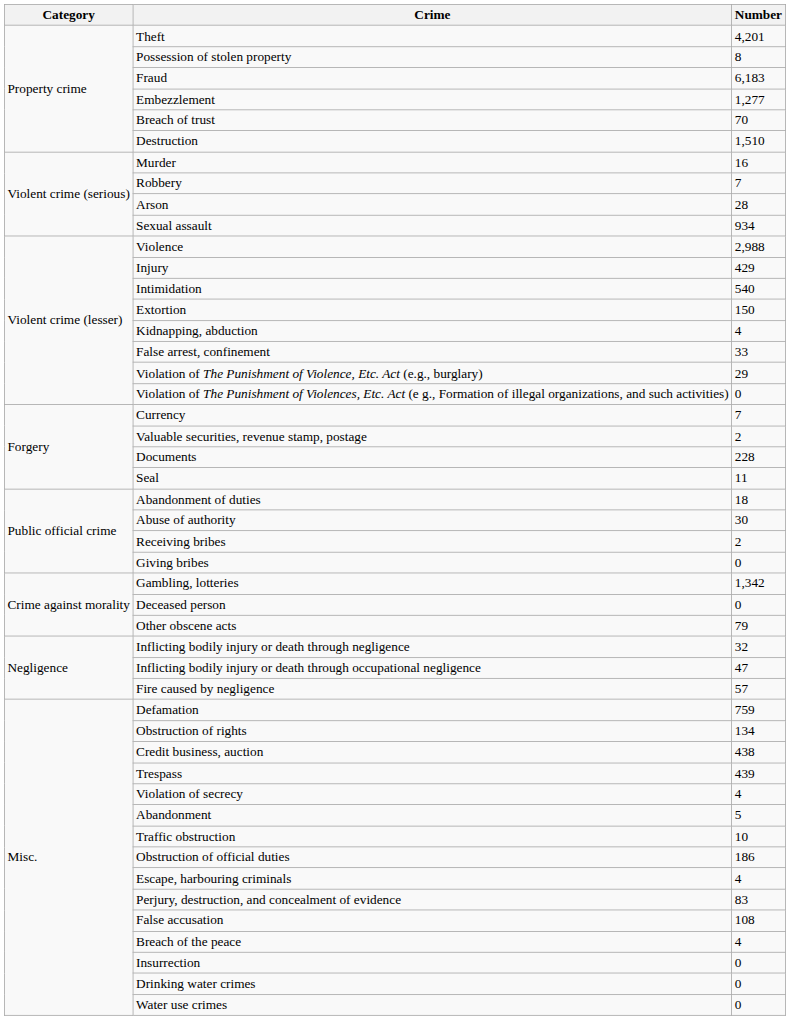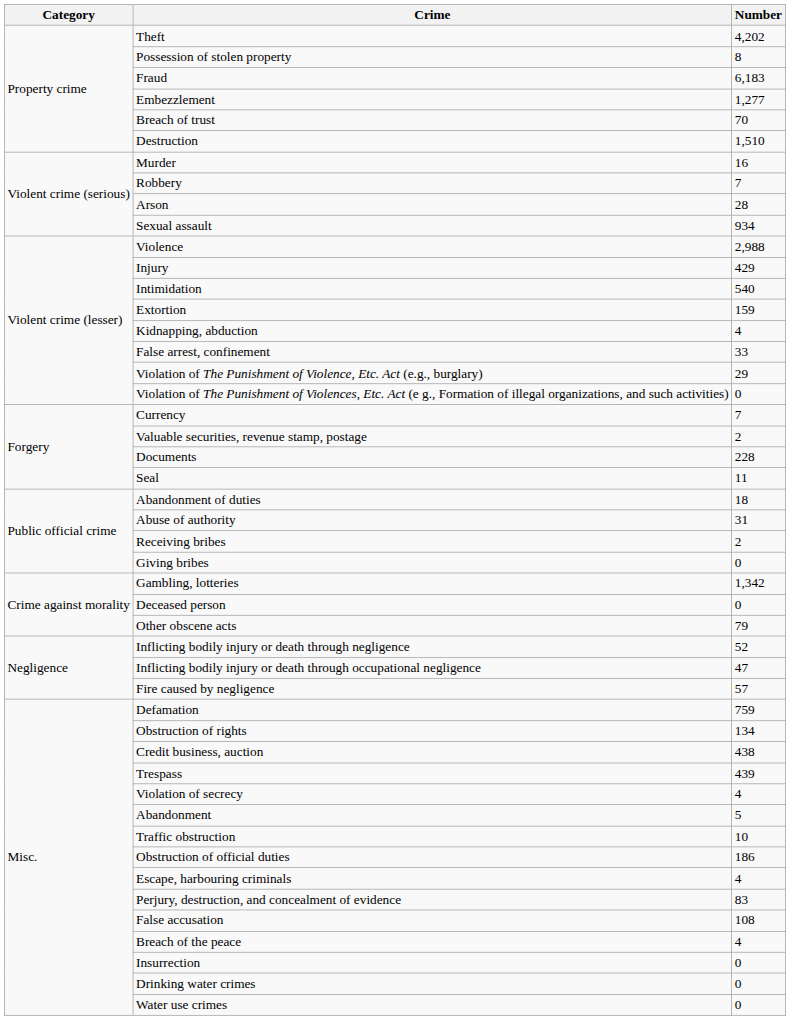(750, 36) 4,201 -> (750, 36) 4,202
(745, 309) 150 -> (745, 309) 159
(741, 520) 30 -> (741, 520) 31
(741, 646) 32 -> (741, 646) 52
